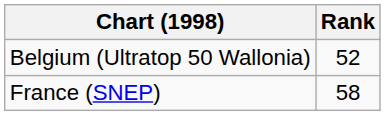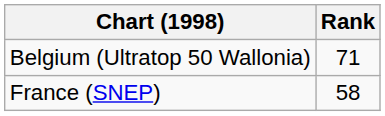(348, 57) 52 -> (348, 57) 71
